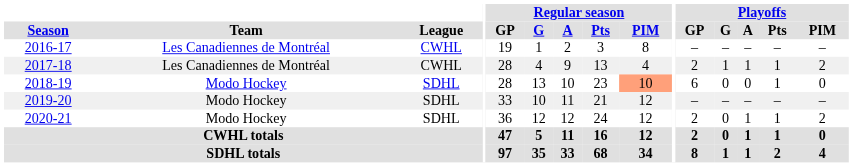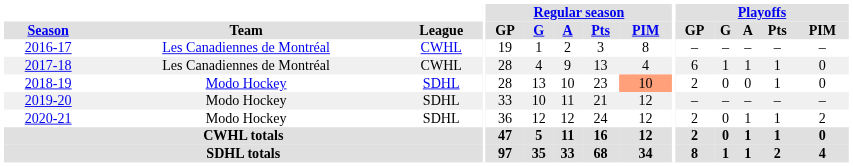(695, 65) 2 -> (695, 65) 6
(822, 65) 2 -> (822, 65) 0
(695, 83) 6 -> (695, 83) 2
